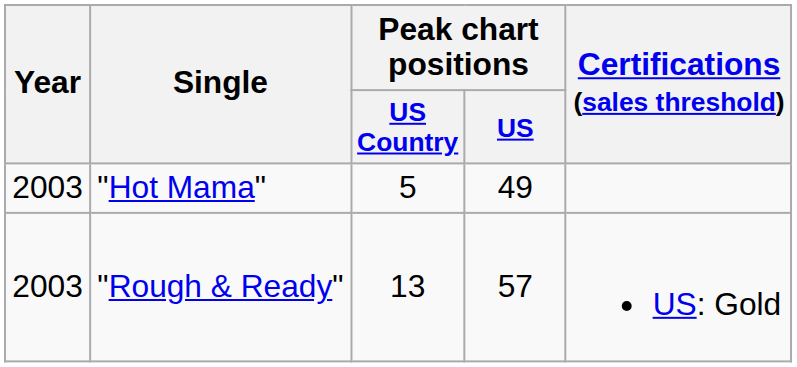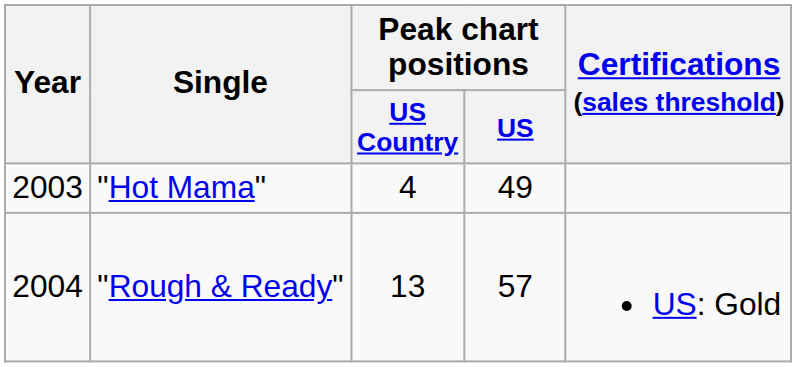(408, 187) 5 -> (408, 187) 4
(48, 287) 2003 -> (48, 287) 2004
